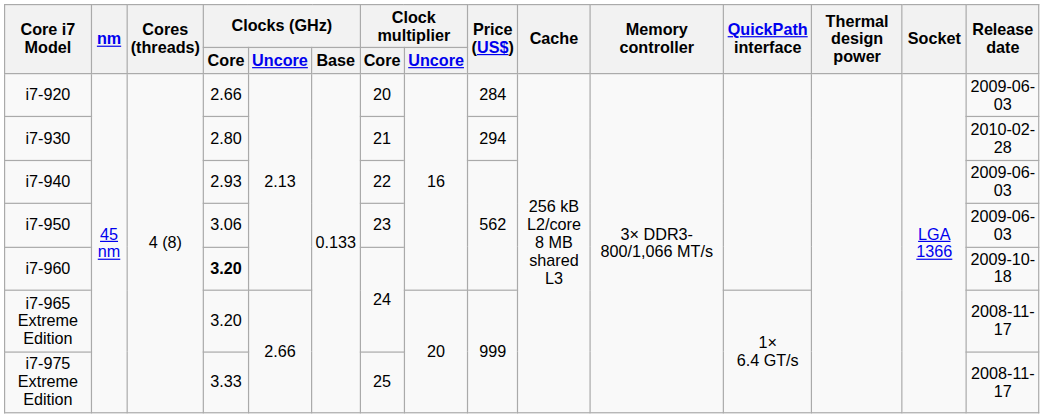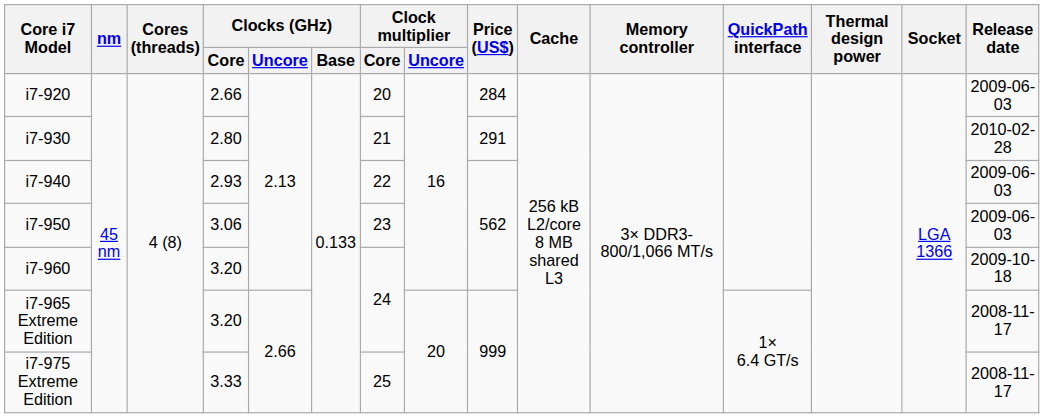(493, 138) 294 -> (493, 138) 291
(226, 268) bold -> (226, 268) normal
